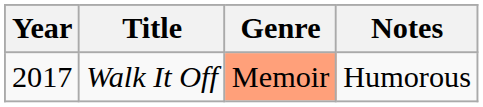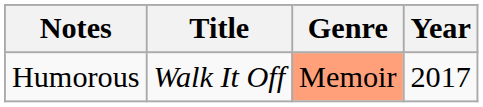columns swapped: (42, 28) <-> (407, 28)
